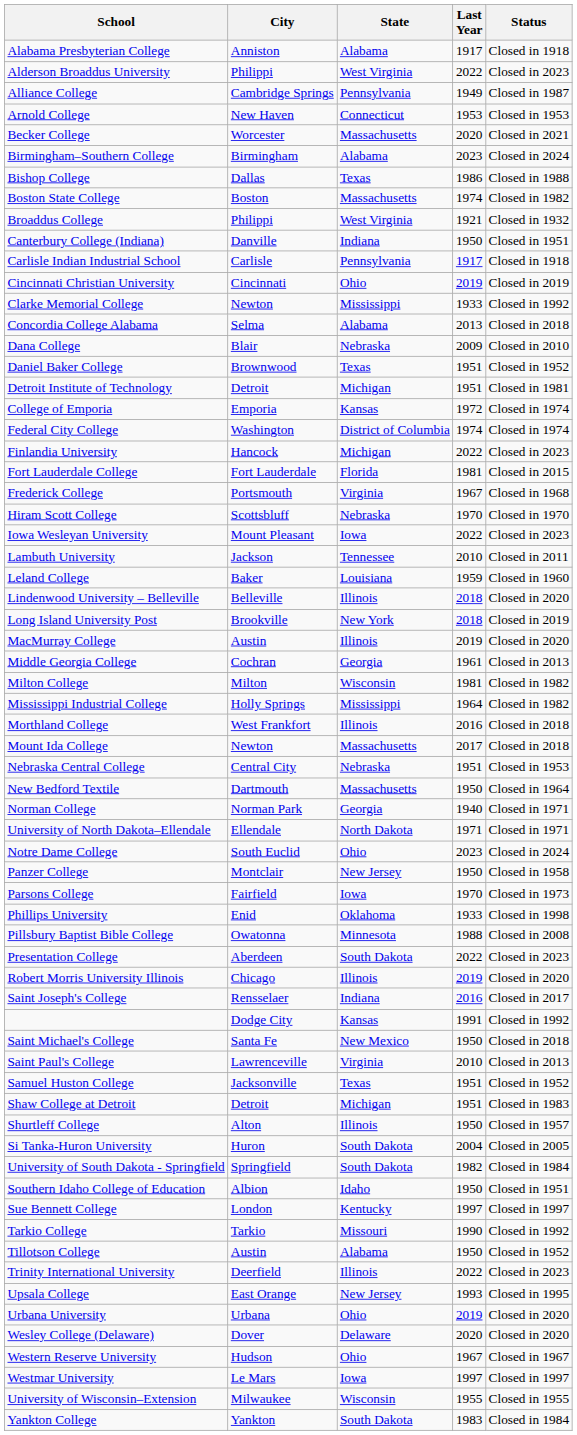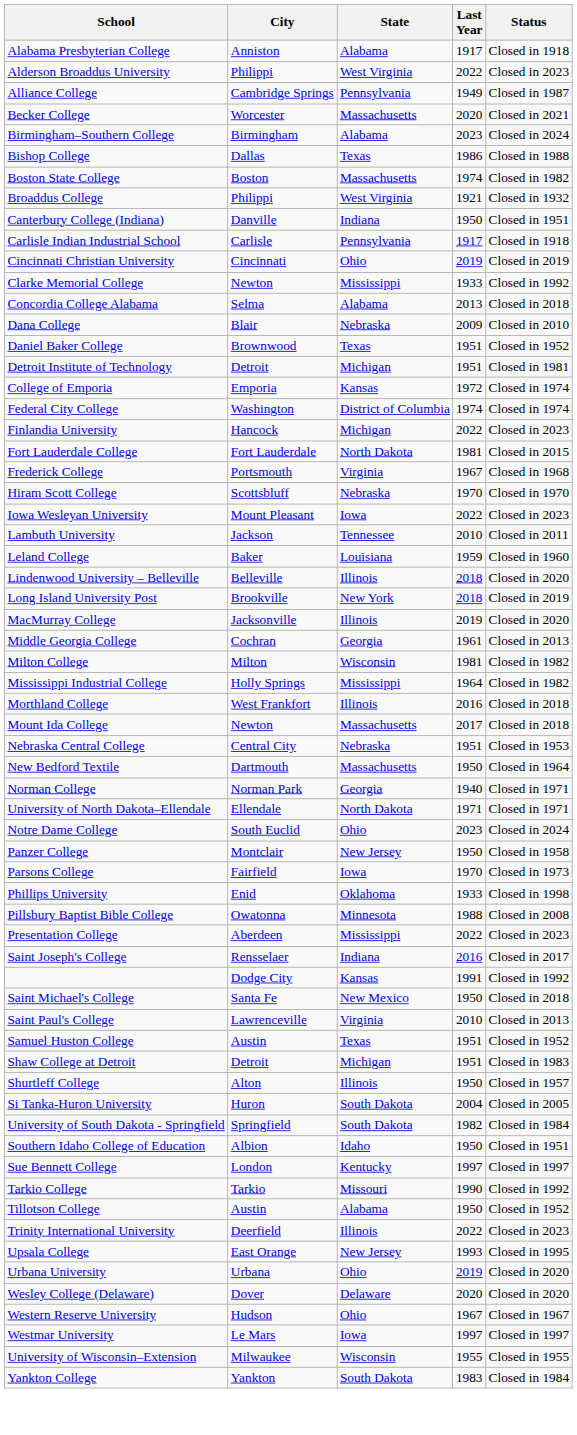- row: (49, 114)
(359, 472) Florida -> (376, 451) North Dakota
(249, 640) Austin -> (264, 619) Jacksonville
(376, 956) South Dakota -> (370, 935) Mississippi
- row: (95, 977)
(264, 1083) Jacksonville -> (249, 1040) Austin
